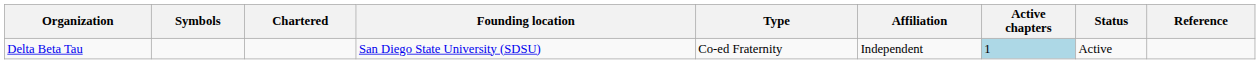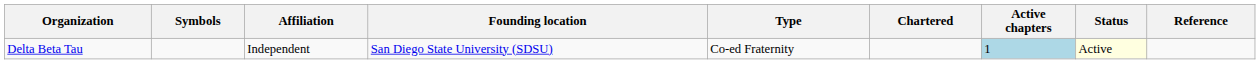columns swapped: (300, 21) <-> (919, 21)
(1095, 48) no background -> (1095, 48) lightyellow background
